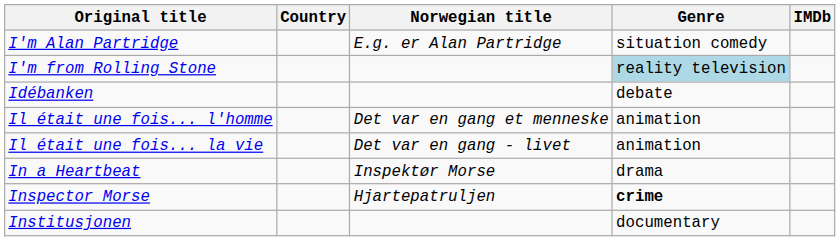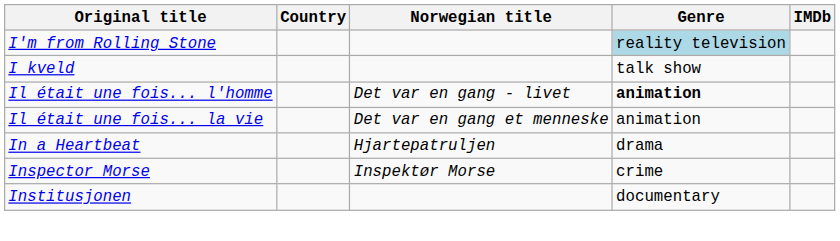- row: (93, 43)
+ row: (41, 69)
- row: (51, 94)
(481, 120) Det var en gang et menneske -> (462, 94) Det var en gang - livet
(659, 120) normal -> (659, 94) bold
(462, 146) Det var en gang - livet -> (481, 120) Det var en gang et menneske
(425, 171) Inspektør Morse -> (425, 146) Hjartepatruljen
(425, 197) Hjartepatruljen -> (425, 171) Inspektør Morse
(640, 197) bold -> (640, 171) normal
